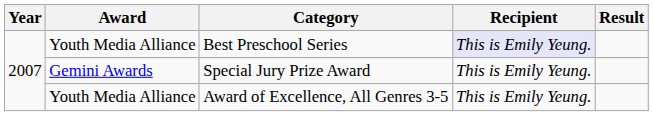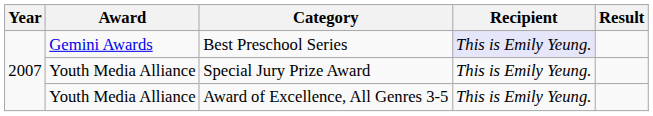(122, 44) Youth Media Alliance -> (101, 44) Gemini Awards
(101, 70) Gemini Awards -> (122, 70) Youth Media Alliance
